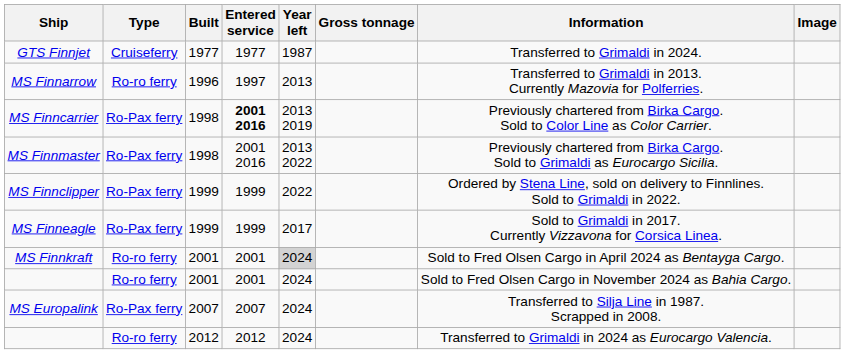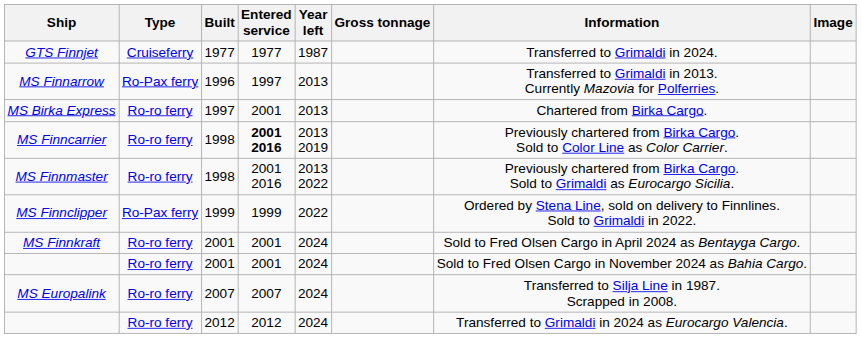(144, 81) Ro-ro ferry -> (160, 81) Ro-Pax ferry
+ row: (62, 110)
(144, 118) Ro-Pax ferry -> (160, 139) Ro-ro ferry
(144, 155) Ro-Pax ferry -> (160, 176) Ro-ro ferry
- row: (54, 228)
(297, 258) lightgrey background -> (313, 242) no background
(144, 308) Ro-Pax ferry -> (160, 293) Ro-ro ferry
